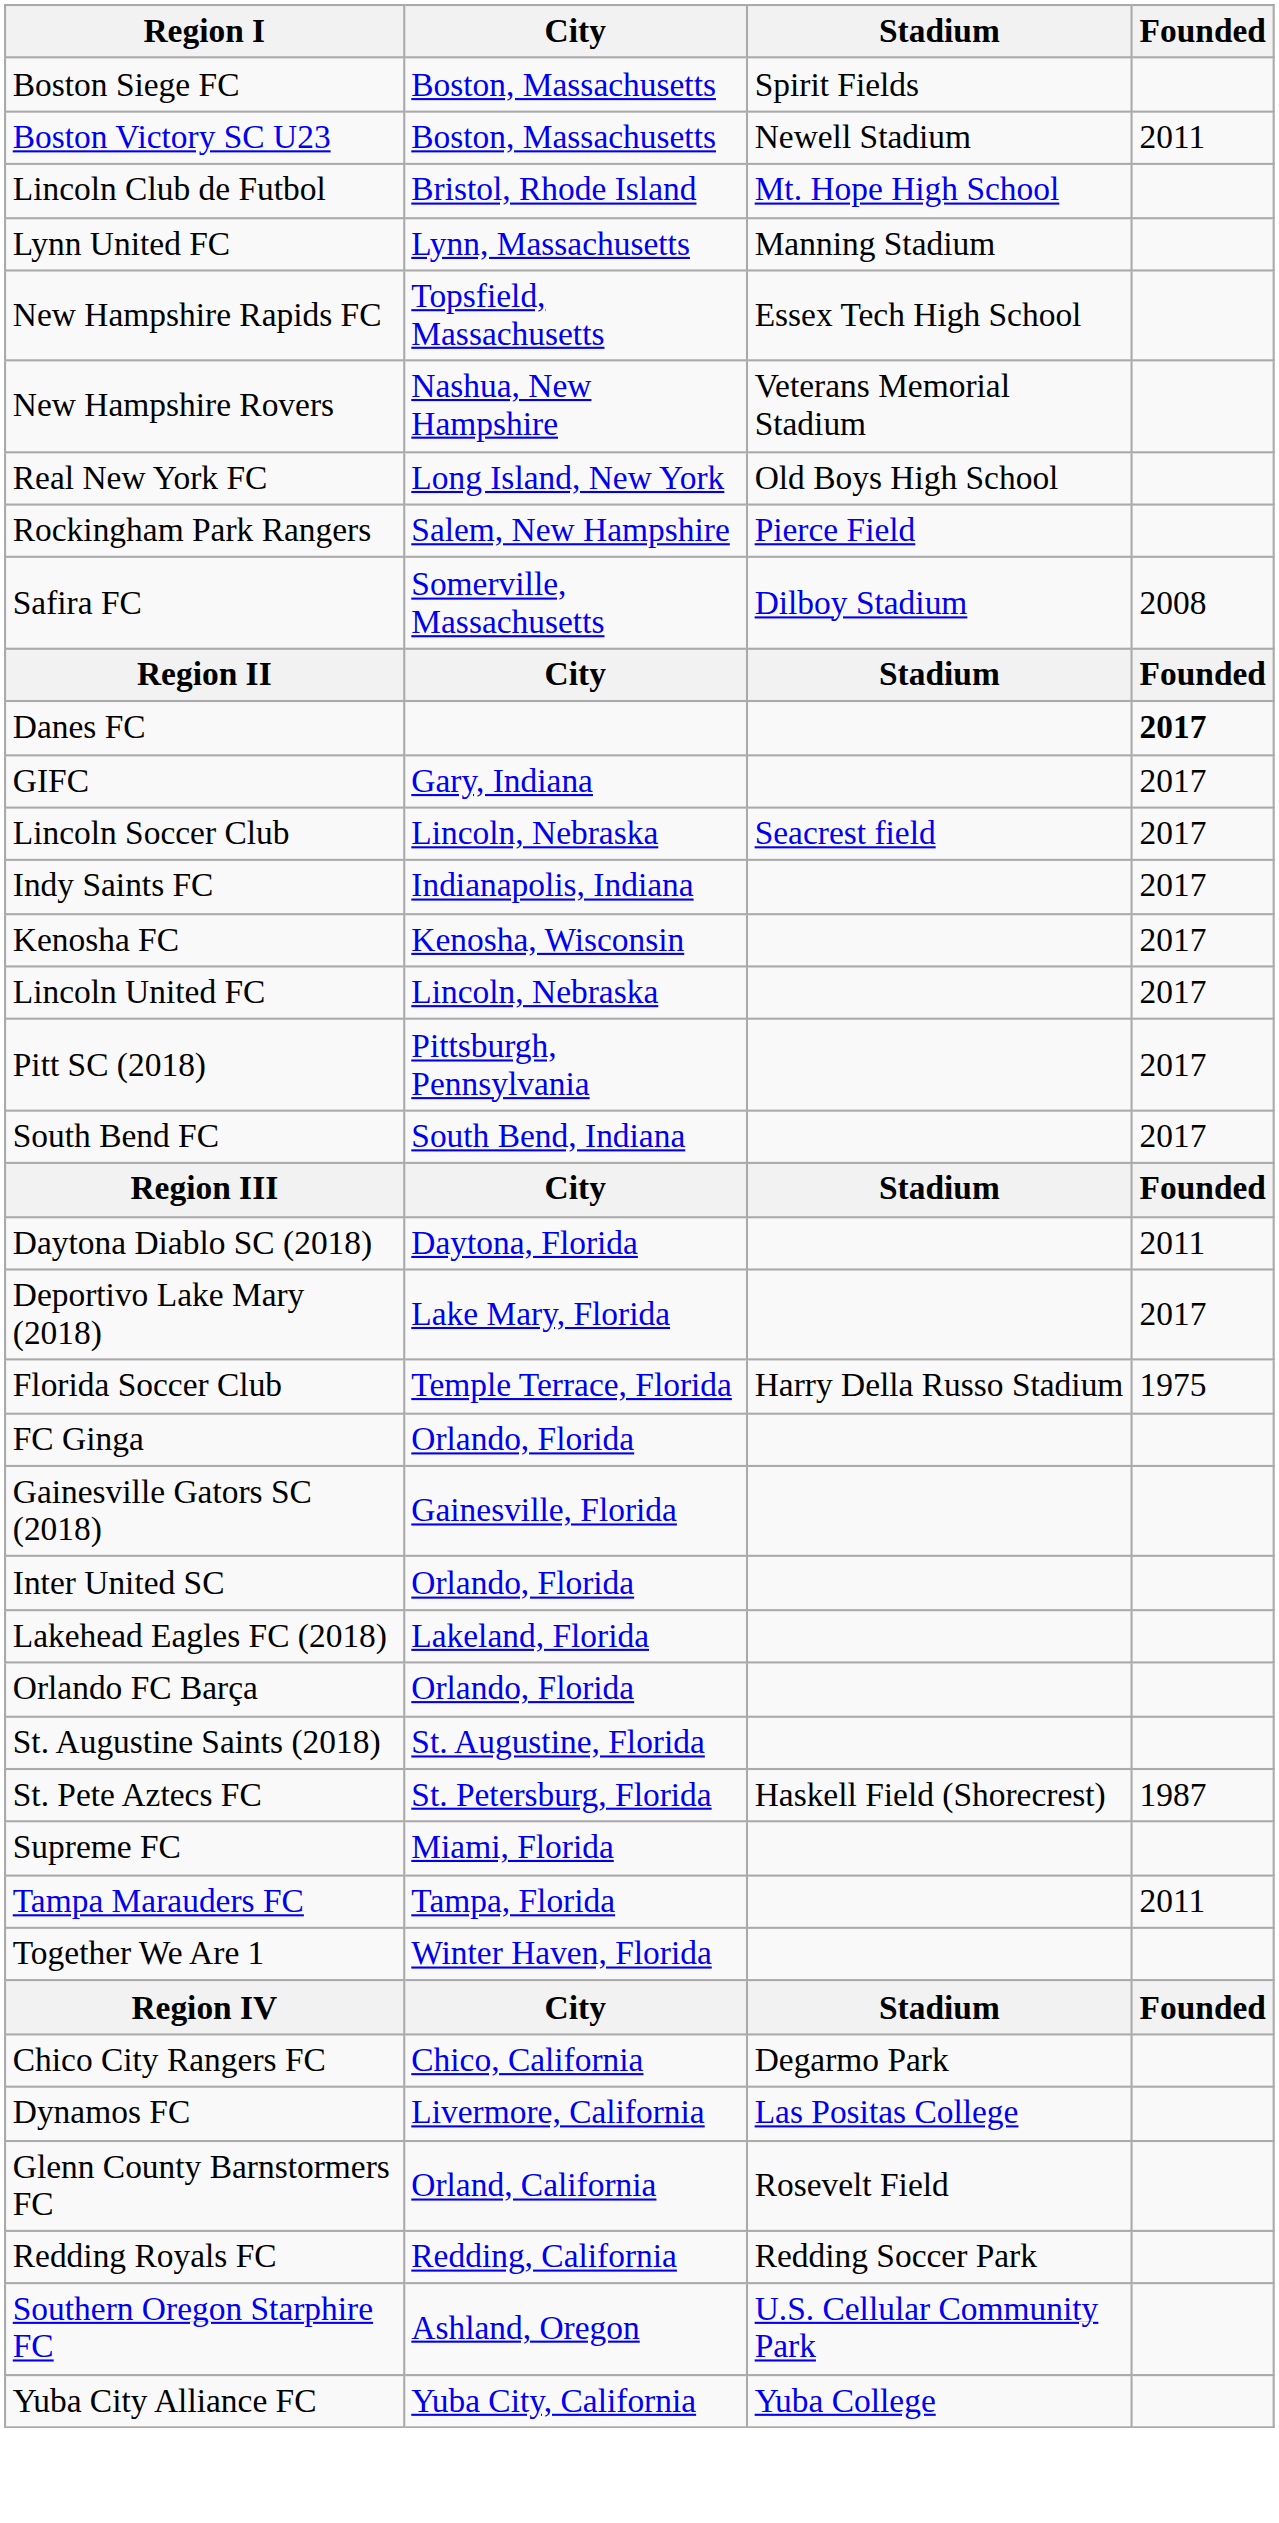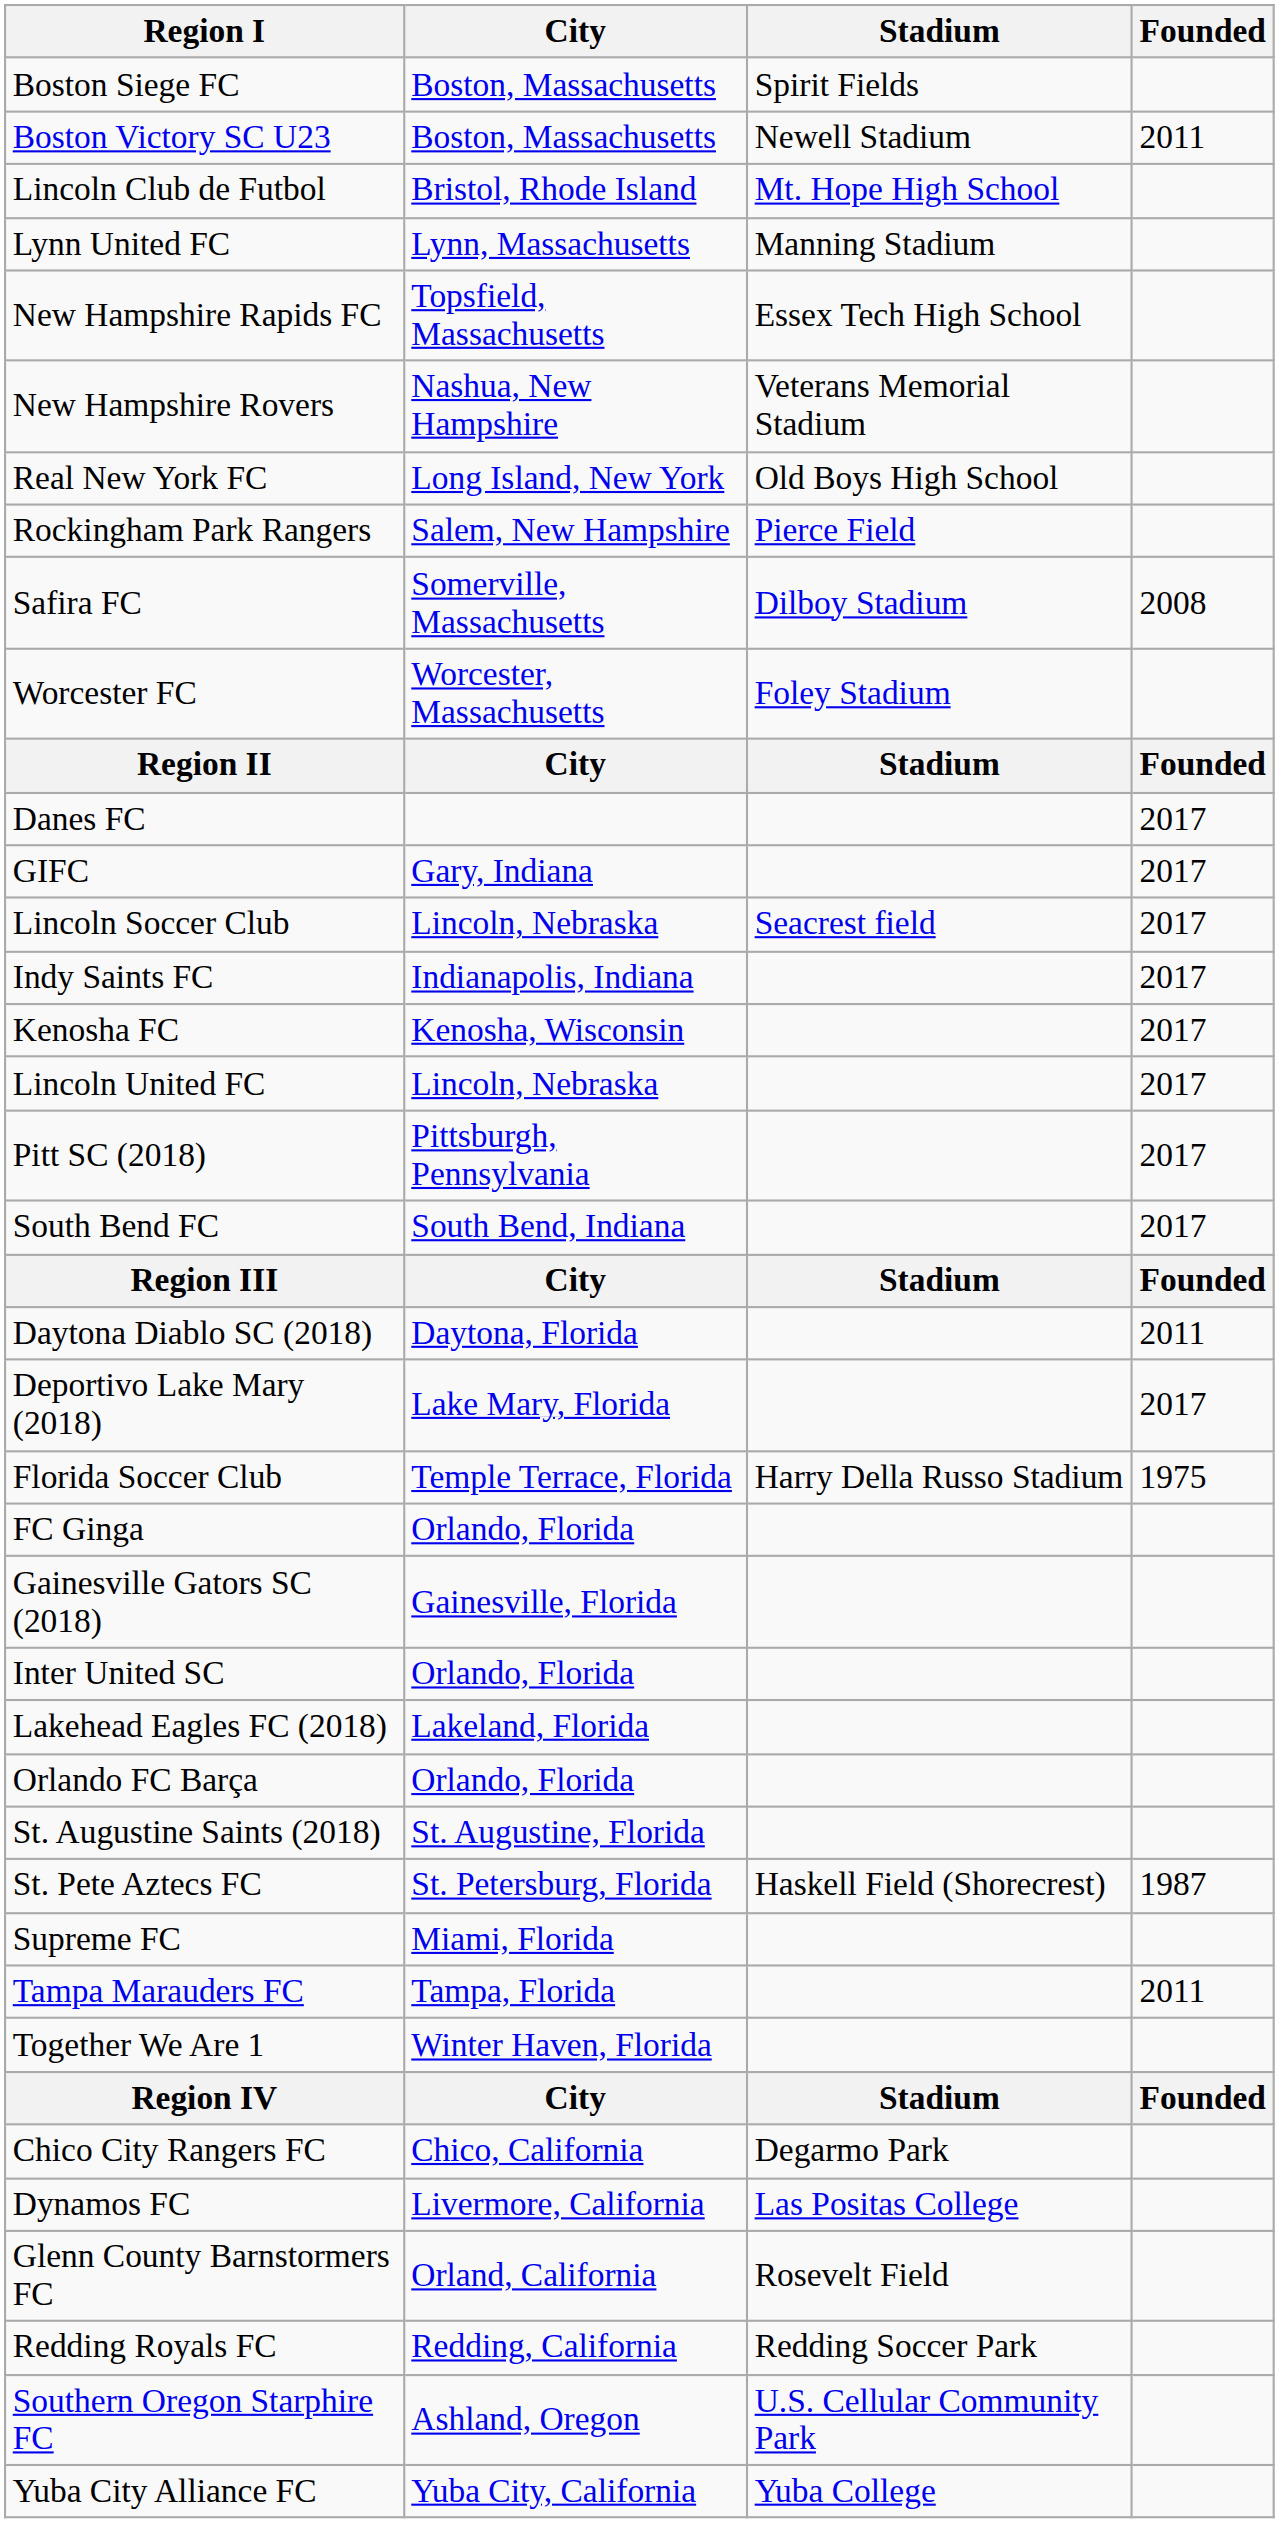+ row: (105, 693)
(1173, 727) bold -> (1173, 817) normal
